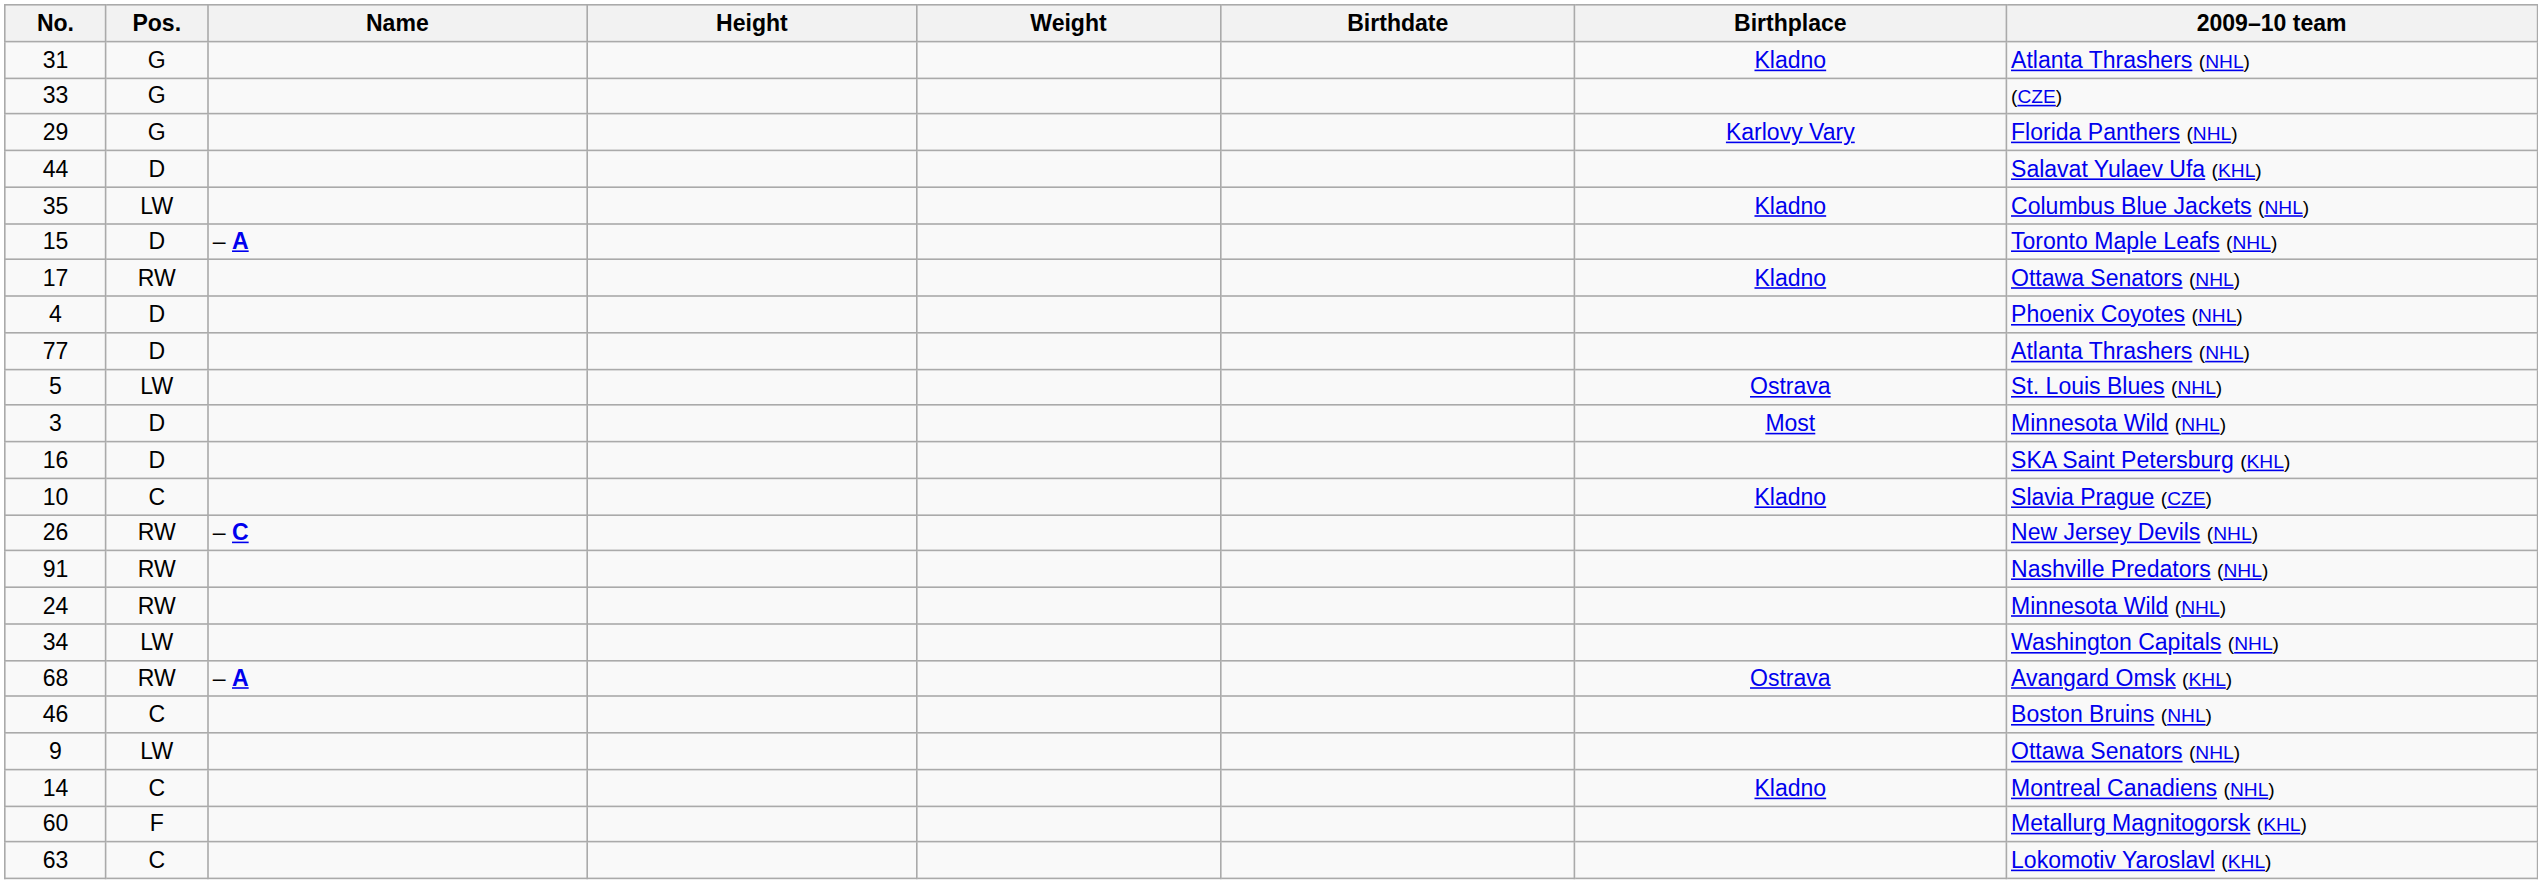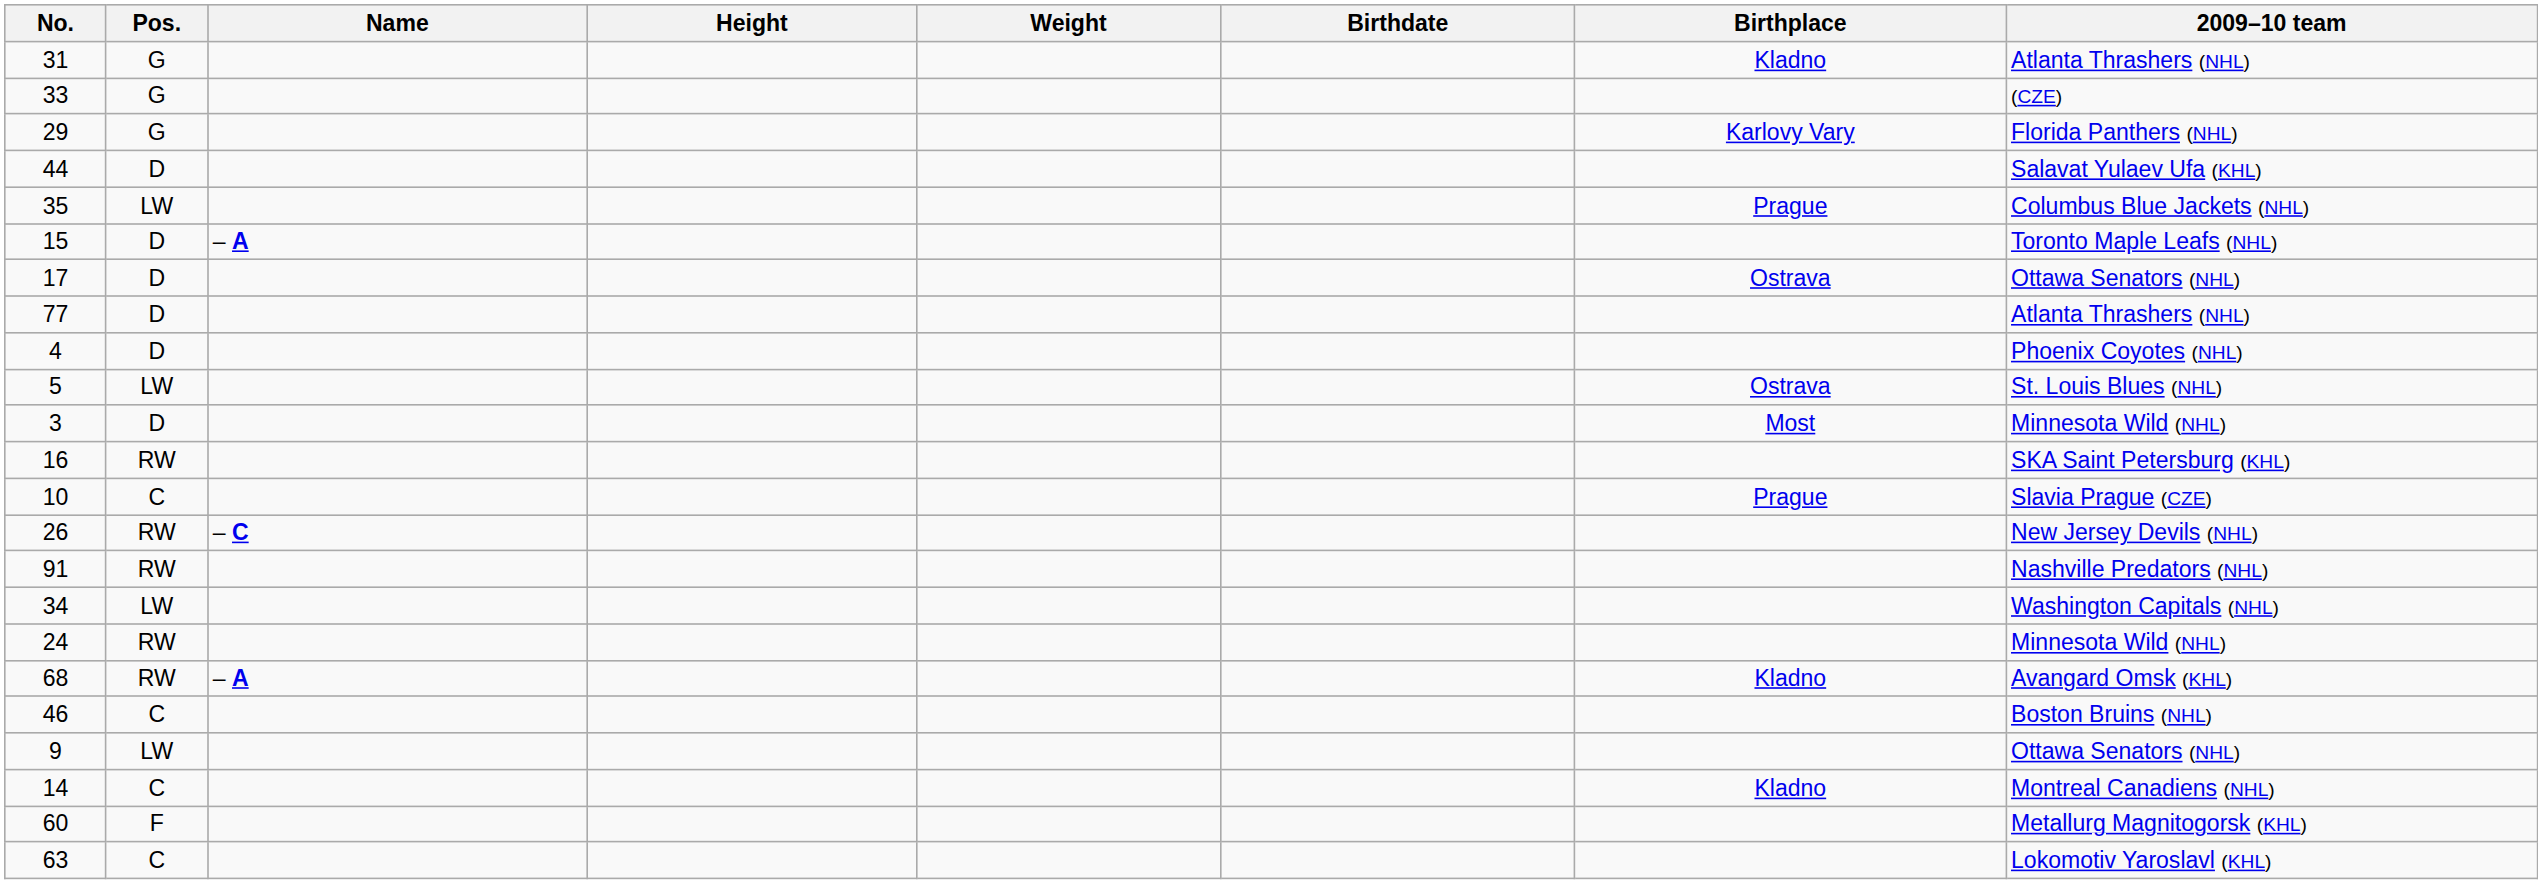(1790, 205) Kladno -> (1790, 205) Prague
(157, 278) RW -> (157, 278) D
(1790, 278) Kladno -> (1790, 278) Ostrava
rows swapped: (55, 351) <-> (55, 315)
(157, 460) D -> (157, 460) RW
(1790, 497) Kladno -> (1790, 497) Prague
rows swapped: (55, 642) <-> (55, 606)
(1790, 679) Ostrava -> (1790, 679) Kladno
